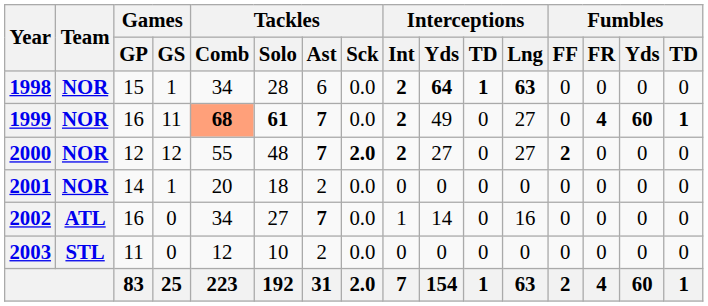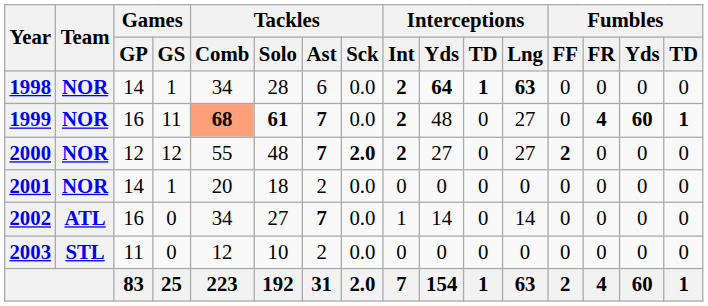(134, 86) 15 -> (134, 86) 14
(442, 119) 49 -> (442, 119) 48
(525, 218) 16 -> (525, 218) 14
